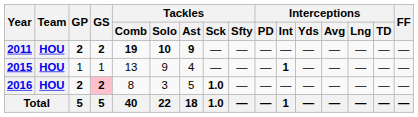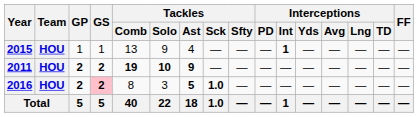rows swapped: (20, 49) <-> (20, 67)
(191, 85) normal -> (191, 85) bold
